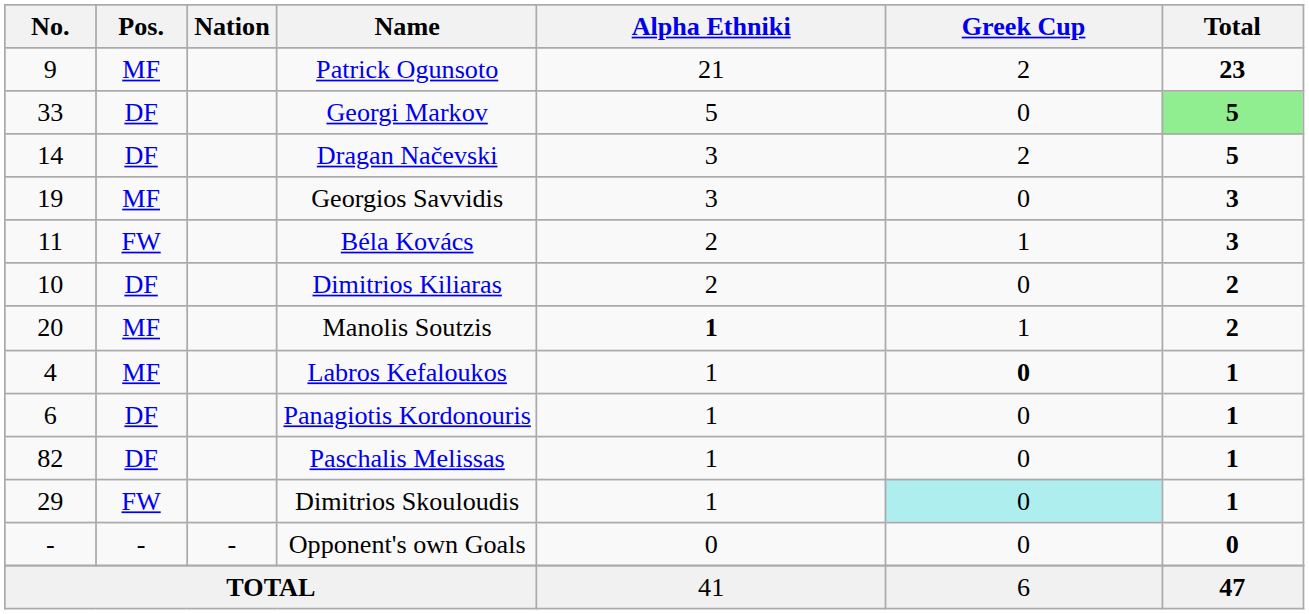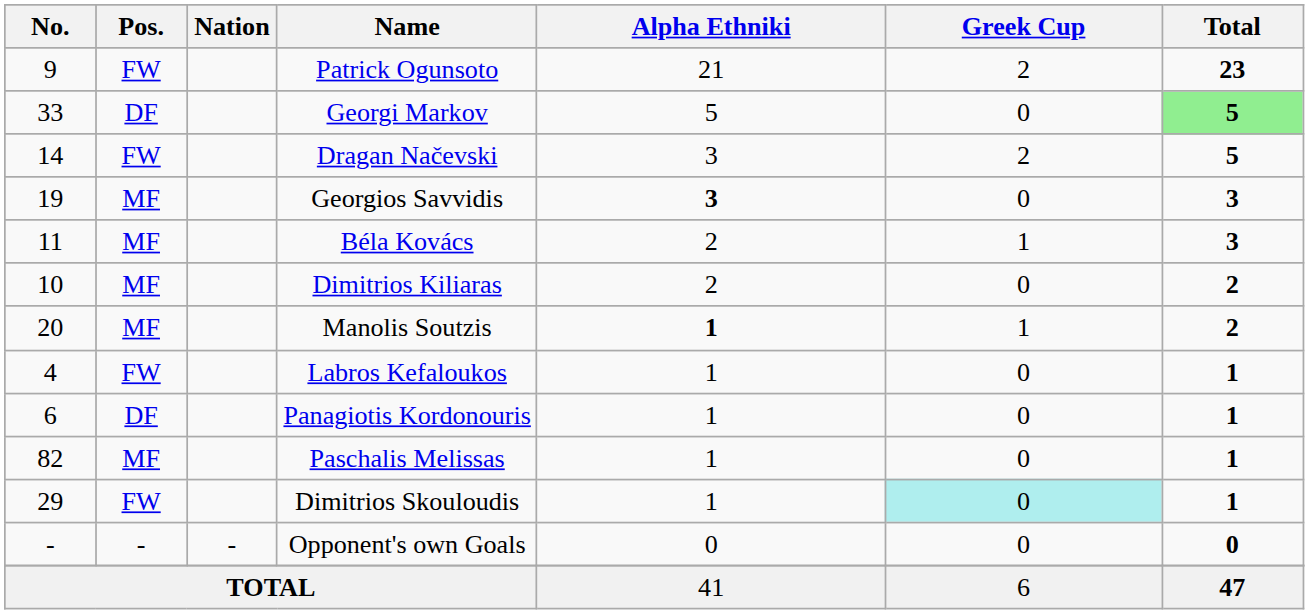(141, 69) MF -> (141, 69) FW
(141, 155) DF -> (141, 155) FW
(711, 198) normal -> (711, 198) bold
(141, 241) FW -> (141, 241) MF
(141, 284) DF -> (141, 284) MF
(141, 371) MF -> (141, 371) FW
(1024, 371) bold -> (1024, 371) normal
(141, 457) DF -> (141, 457) MF
